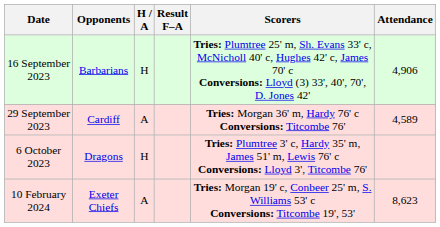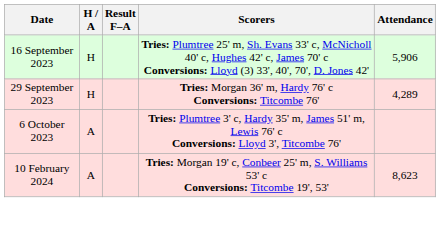- column: (104, 19)
(405, 69) 4,906 -> (405, 57) 5,906
(144, 119) A -> (91, 94) H
(405, 119) 4,589 -> (405, 94) 4,289
(144, 157) H -> (91, 131) A
